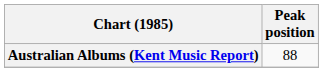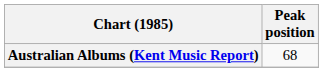(290, 55) 88 -> (290, 55) 68
